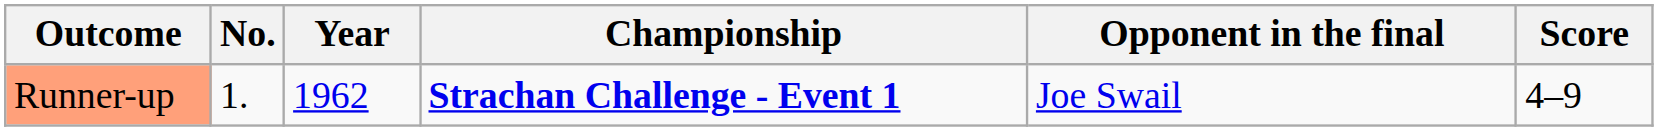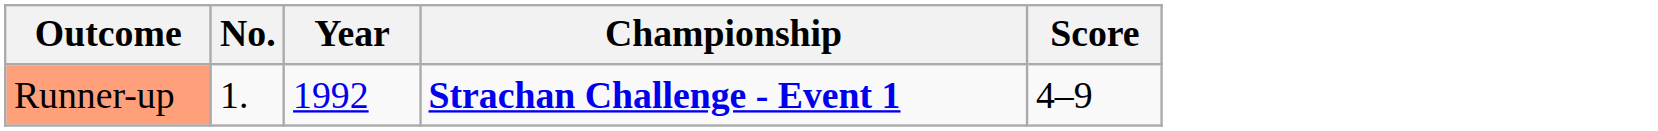- column: (1272, 34)
(331, 94) 1962 -> (331, 94) 1992
